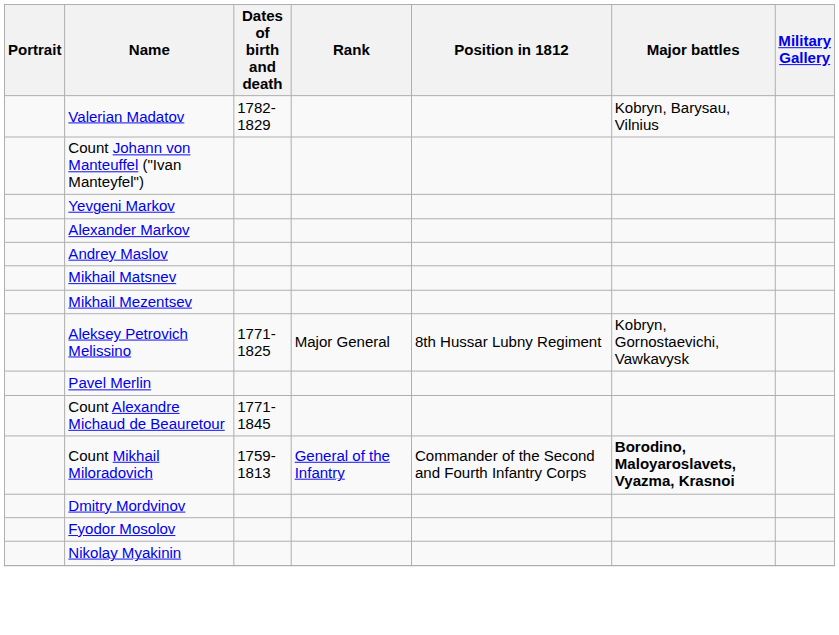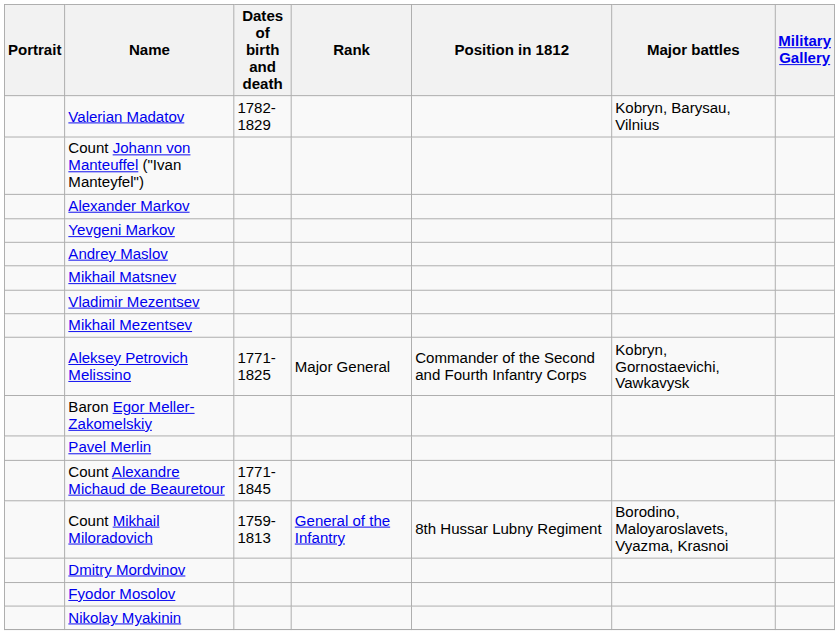rows swapped: (129, 230) <-> (122, 206)
+ row: (134, 301)
(508, 342) 8th Hussar Lubny Regiment -> (505, 366) Commander of the Second and Fourth Infantry Corps
+ row: (131, 415)
(505, 464) Commander of the Second and Fourth Infantry Corps -> (508, 529) 8th Hussar Lubny Regiment
(675, 464) bold -> (672, 529) normal
